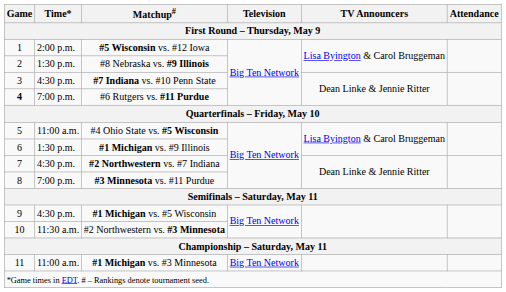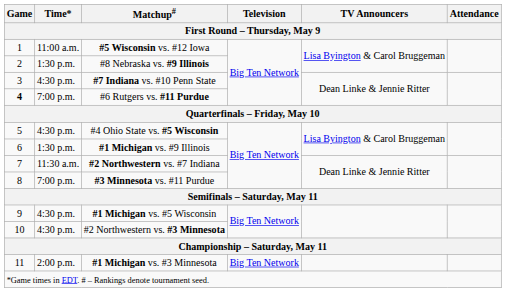(56, 48) 2:00 p.m. -> (58, 48) 11:00 a.m.
(58, 130) 11:00 a.m. -> (56, 130) 4:30 p.m.
(56, 163) 4:30 p.m. -> (58, 163) 11:30 a.m.
(58, 230) 11:30 a.m. -> (56, 230) 4:30 p.m.
(58, 263) 11:00 a.m. -> (56, 263) 2:00 p.m.
